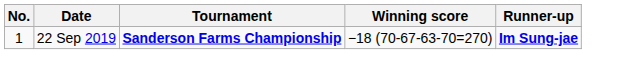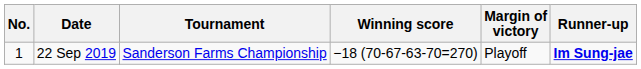+ column: (516, 24)
(232, 38) bold -> (225, 53) normal
